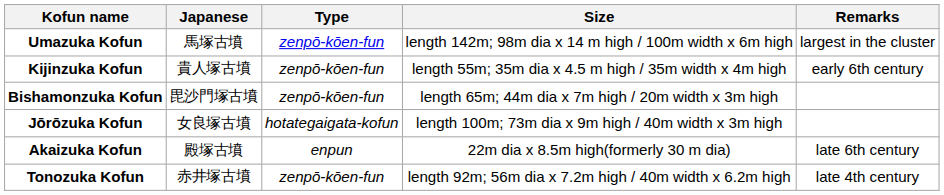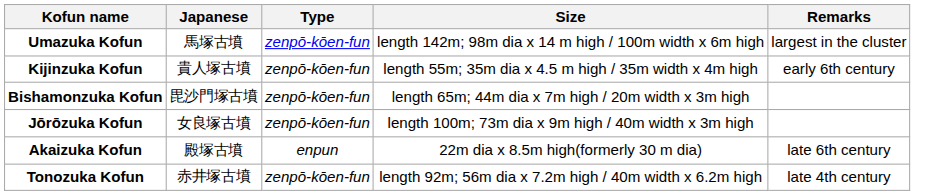(332, 123) hotategaigata-kofun -> (317, 123) zenpō-kōen-fun
